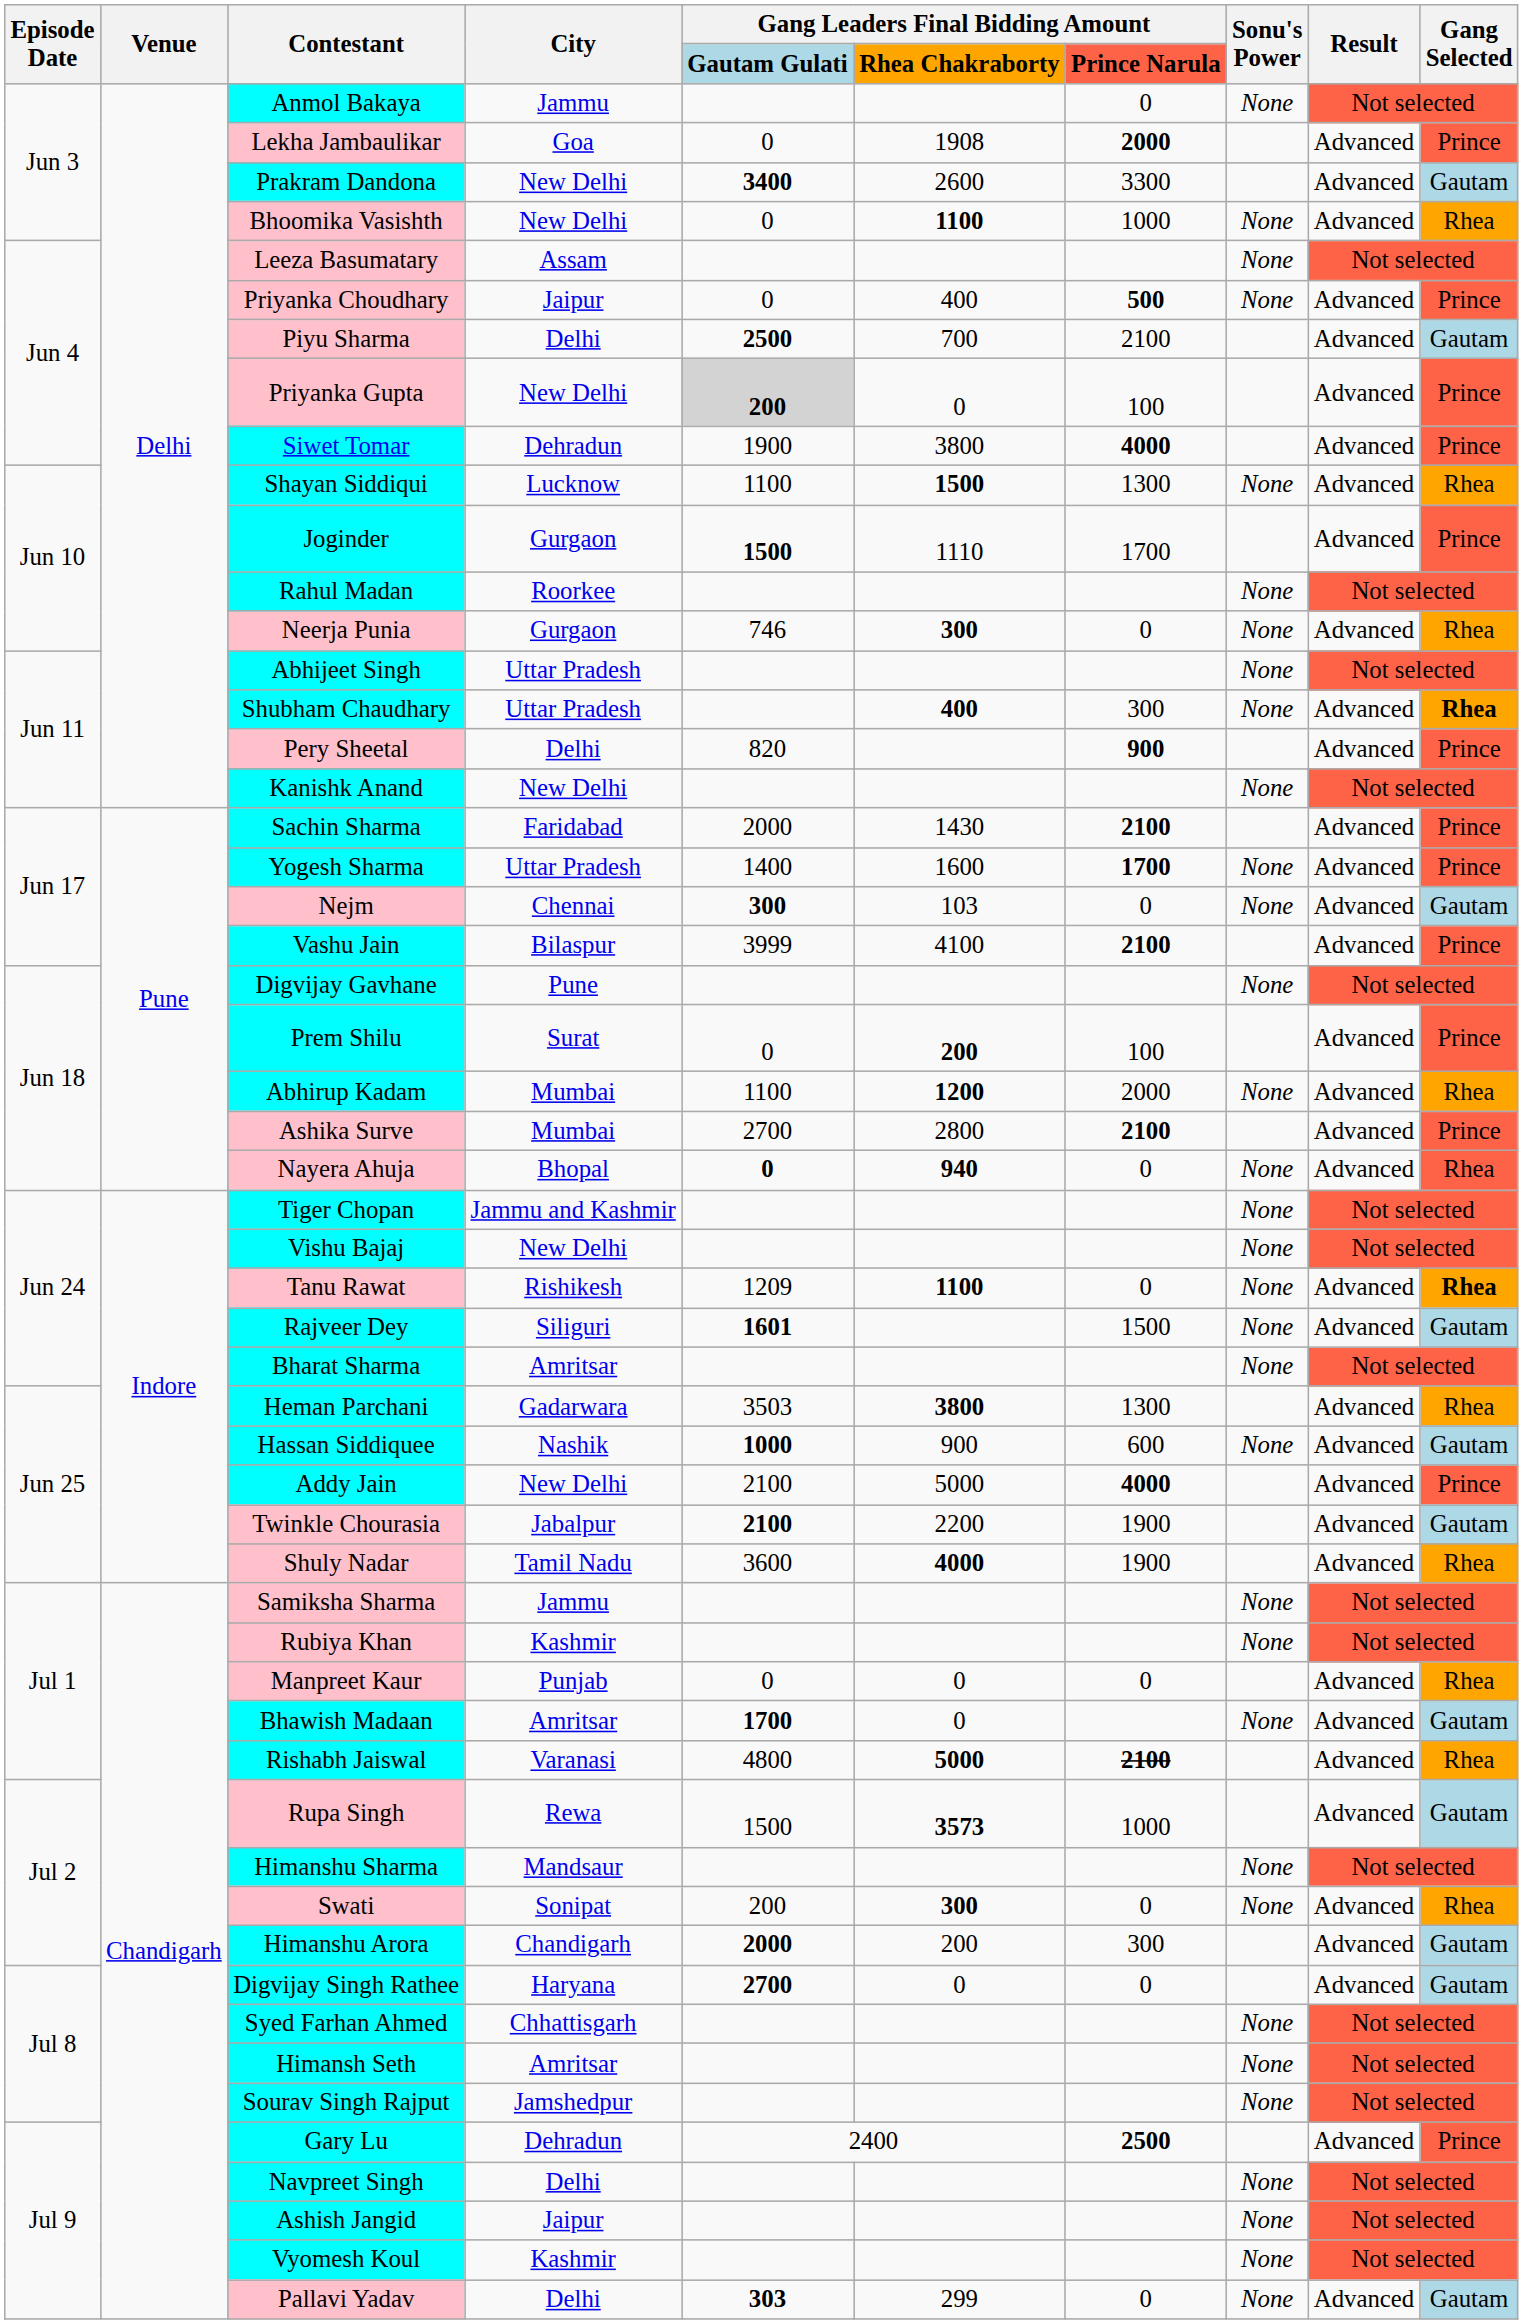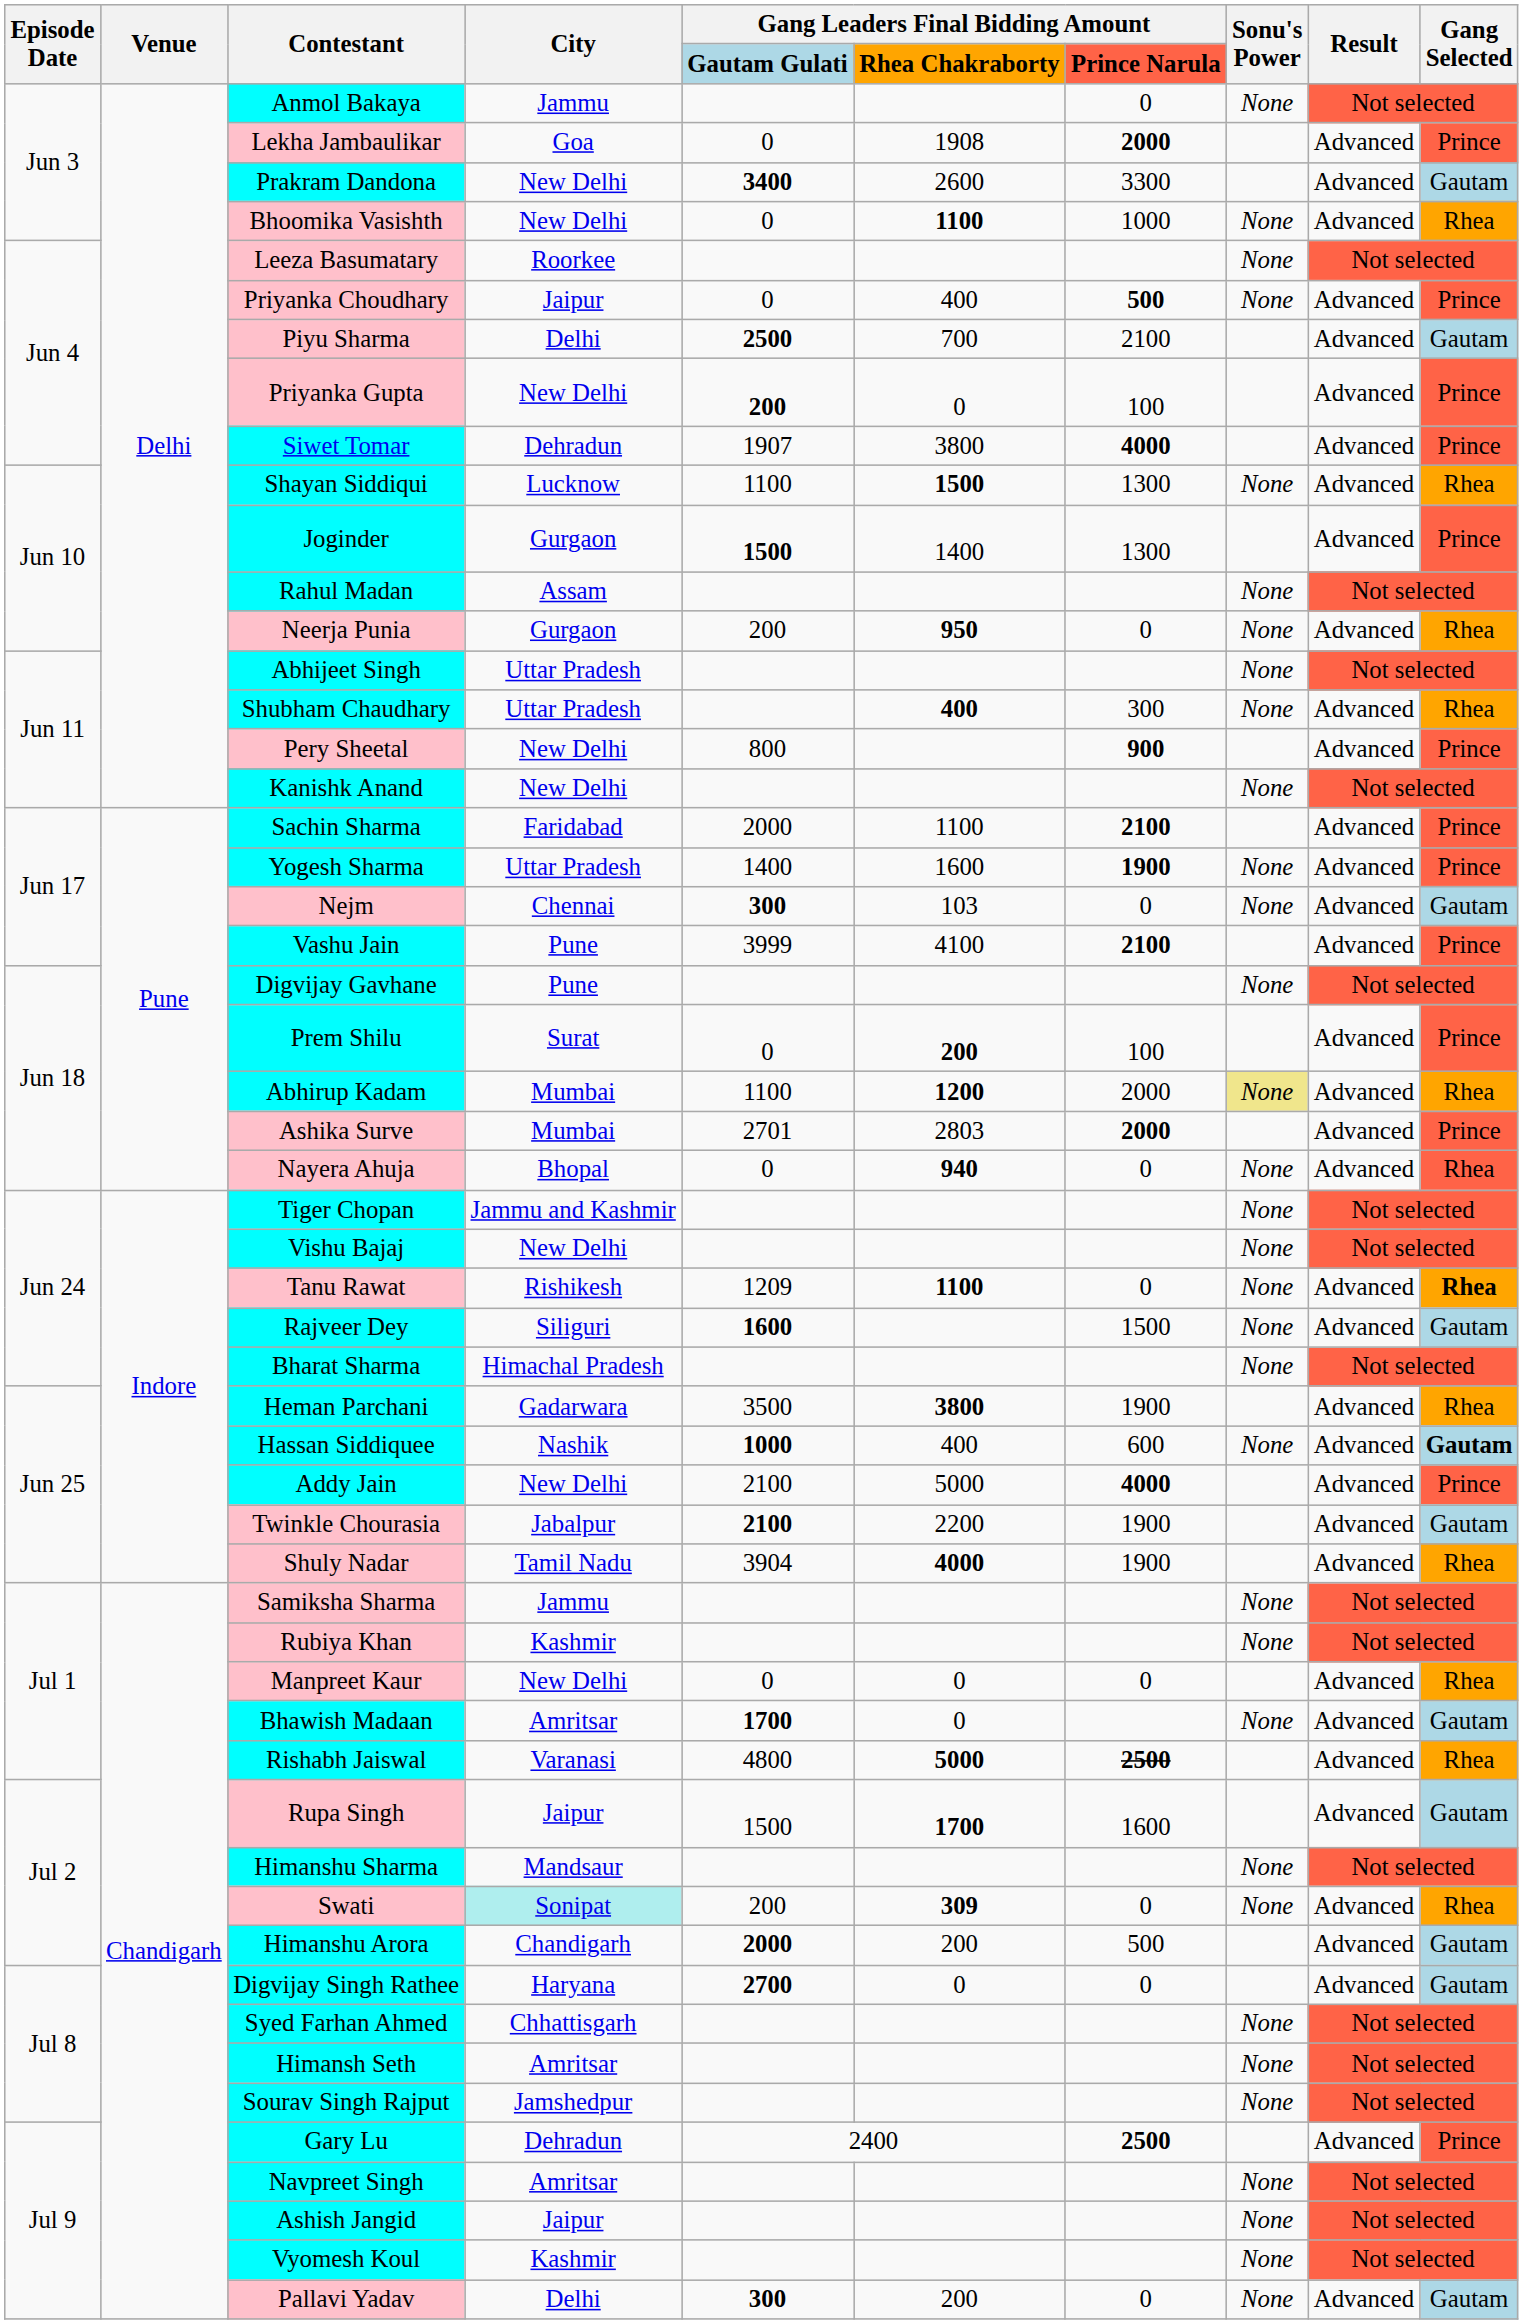(573, 260) Assam -> (573, 260) Roorkee
(767, 406) lightgrey background -> (767, 406) no background
(767, 445) 1900 -> (767, 445) 1907
(959, 551) 1110 -> (959, 551) 1400
(1146, 551) 1700 -> (1146, 551) 1300
(573, 591) Roorkee -> (573, 591) Assam
(767, 630) 746 -> (767, 630) 200
(959, 630) 300 -> (959, 630) 950
(1469, 709) bold -> (1469, 709) normal
(573, 748) Delhi -> (573, 748) New Delhi
(767, 748) 820 -> (767, 748) 800
(959, 827) 1430 -> (959, 827) 1100
(1146, 866) 1700 -> (1146, 866) 1900
(573, 945) Bilaspur -> (573, 945) Pune
(1267, 1091) no background -> (1267, 1091) khaki background
(767, 1130) 2700 -> (767, 1130) 2701
(959, 1130) 2800 -> (959, 1130) 2803
(1146, 1130) 2100 -> (1146, 1130) 2000
(767, 1169) bold -> (767, 1169) normal
(767, 1327) 1601 -> (767, 1327) 1600
(573, 1366) Amritsar -> (573, 1366) Himachal Pradesh
(767, 1405) 3503 -> (767, 1405) 3500
(1146, 1405) 1300 -> (1146, 1405) 1900
(959, 1445) 900 -> (959, 1445) 400
(1469, 1445) normal -> (1469, 1445) bold
(767, 1563) 3600 -> (767, 1563) 3904
(573, 1681) Punjab -> (573, 1681) New Delhi
(1146, 1759) 2100 -> (1146, 1759) 2500
(573, 1813) Rewa -> (573, 1813) Jaipur
(959, 1827) 3573 -> (959, 1827) 1700
(1146, 1827) 1000 -> (1146, 1827) 1600
(573, 1905) no background -> (573, 1905) paleturquoise background
(959, 1905) 300 -> (959, 1905) 309
(1146, 1945) 300 -> (1146, 1945) 500
(573, 2180) Delhi -> (573, 2180) Amritsar
(767, 2298) 303 -> (767, 2298) 300
(959, 2298) 299 -> (959, 2298) 200
